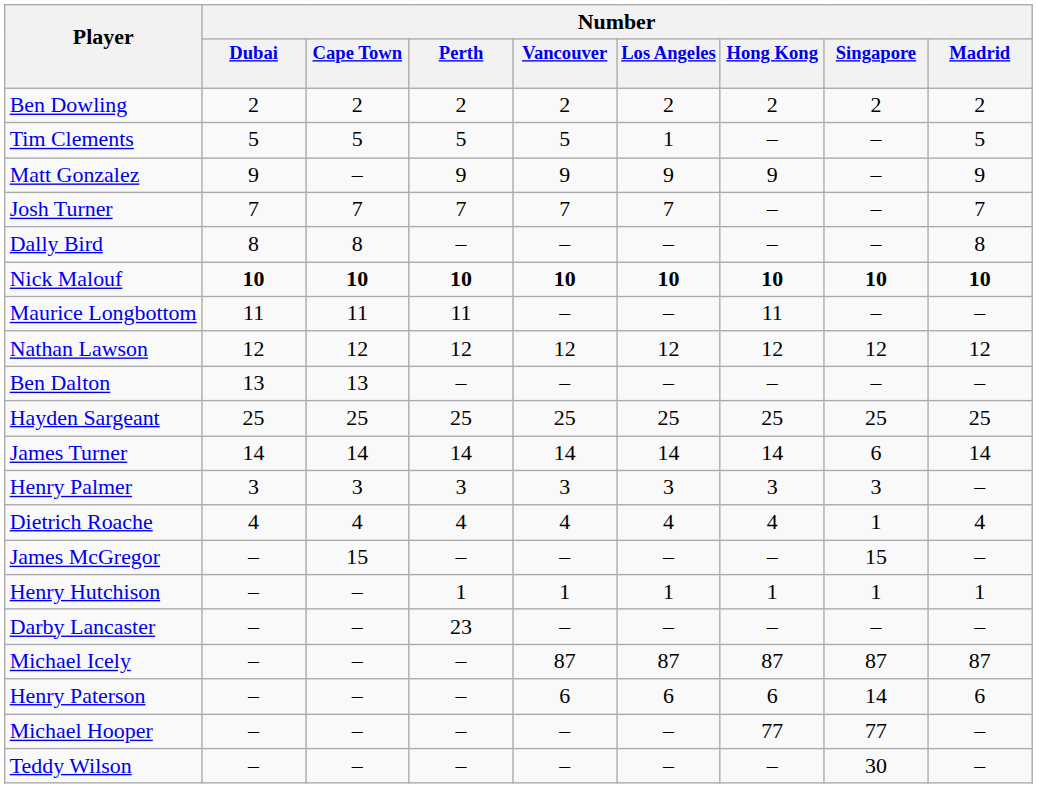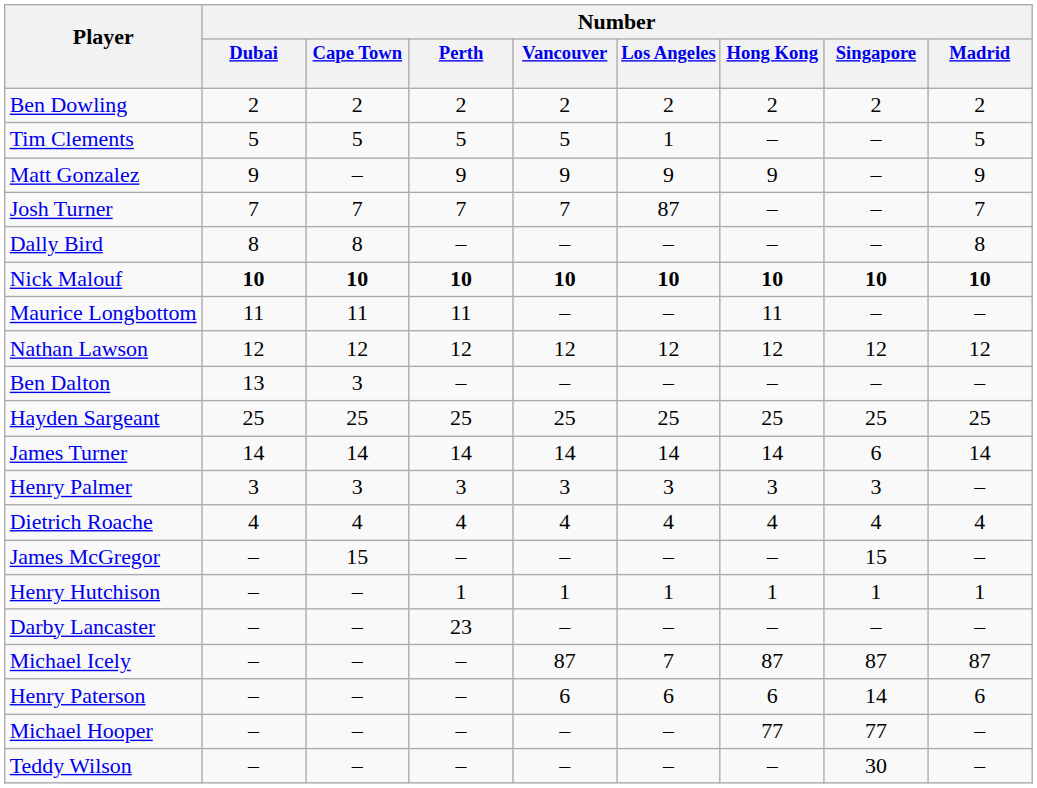(668, 209) 7 -> (668, 209) 87
(357, 383) 13 -> (357, 383) 3
(876, 522) 1 -> (876, 522) 4
(668, 661) 87 -> (668, 661) 7
